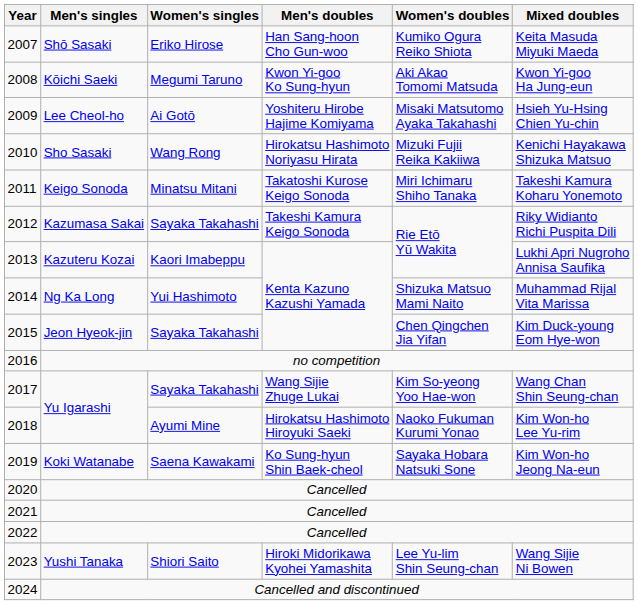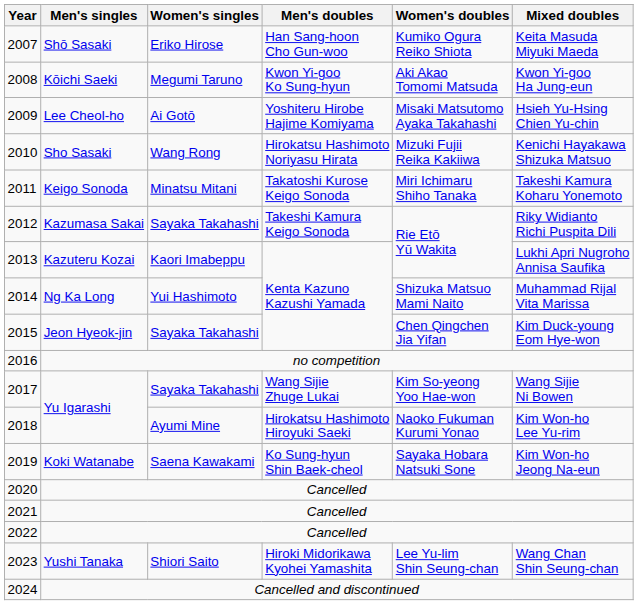(567, 390) Wang Chan Shin Seung-chan -> (547, 390) Wang Sijie Ni Bowen
(547, 561) Wang Sijie Ni Bowen -> (567, 561) Wang Chan Shin Seung-chan
